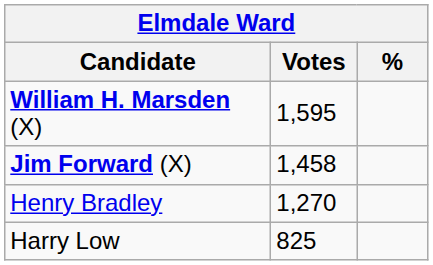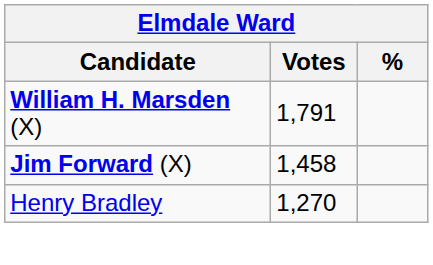(306, 113) 1,595 -> (306, 113) 1,791
- row: (65, 240)
